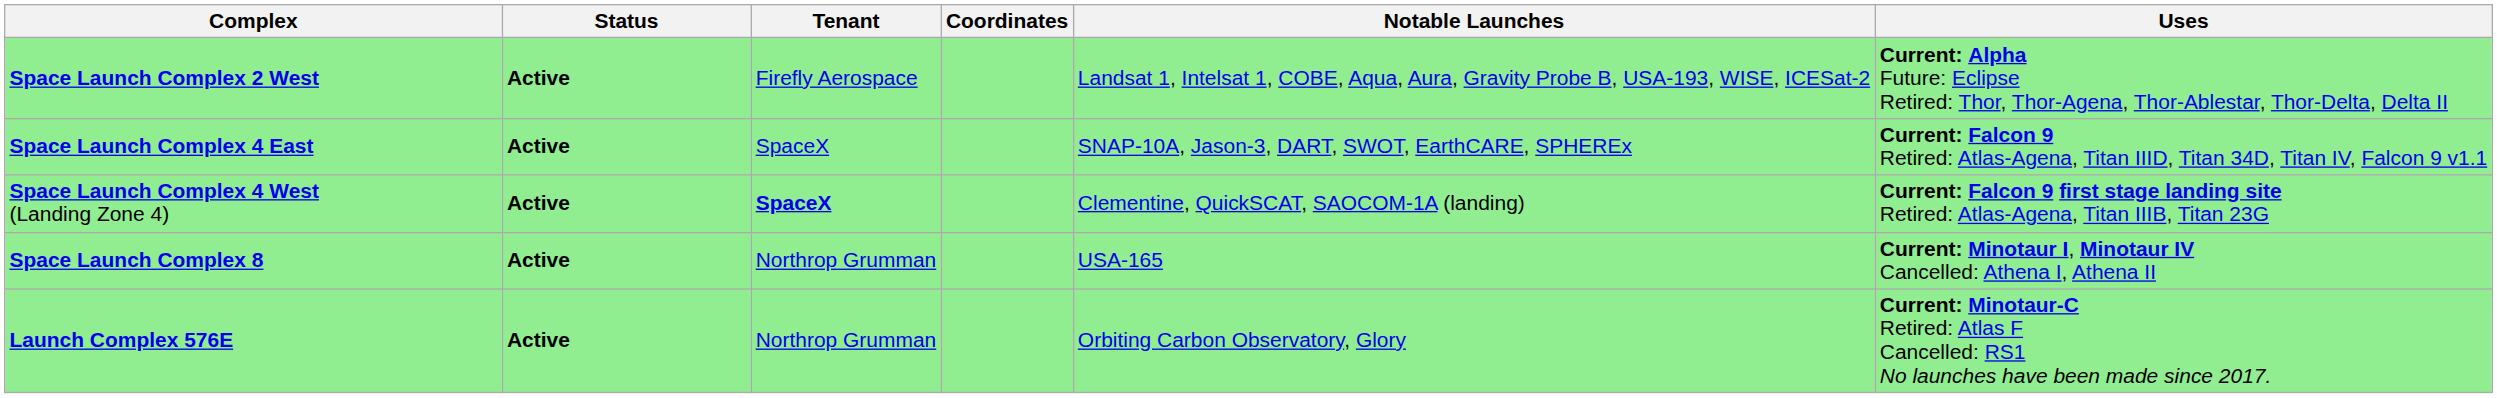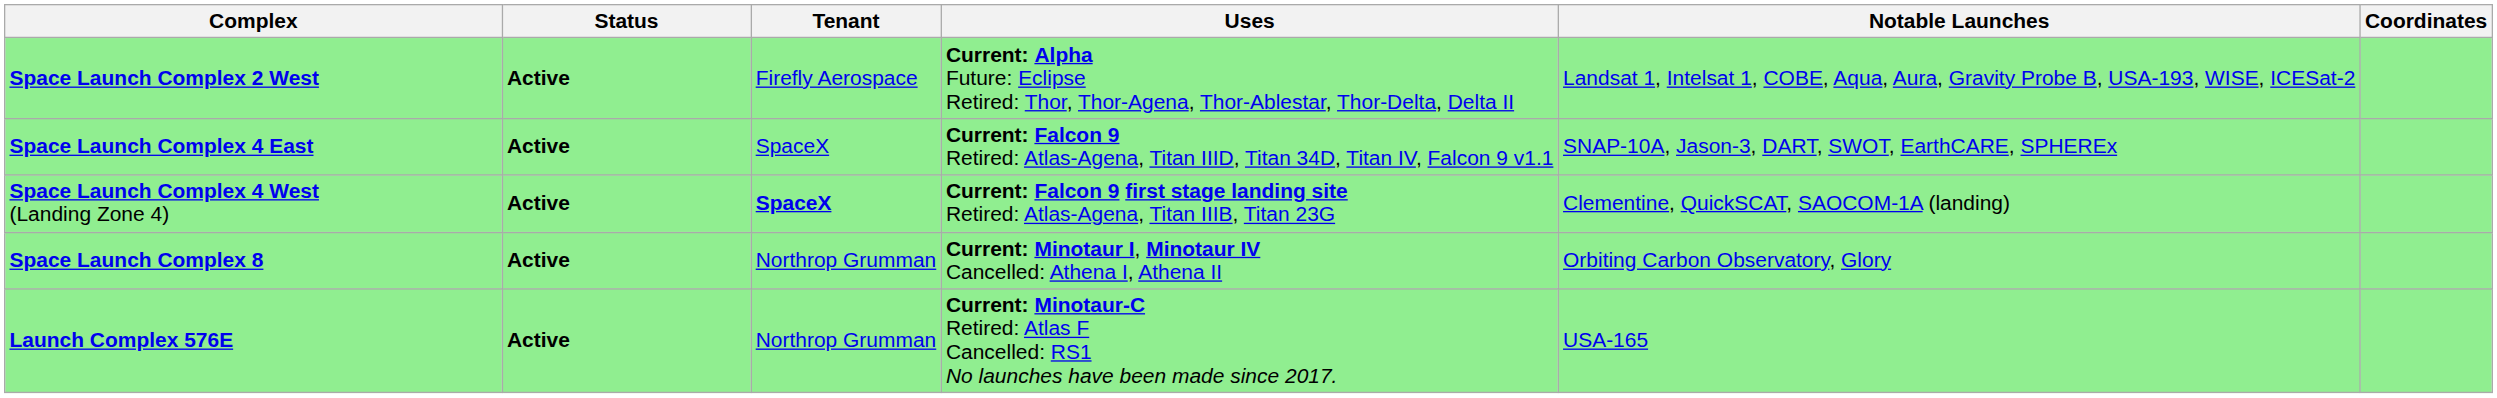columns swapped: (2184, 21) <-> (1007, 21)
(1120, 260) USA-165 -> (1727, 260) Orbiting Carbon Observatory, Glory
(1242, 340) Orbiting Carbon Observatory, Glory -> (1606, 340) USA-165
